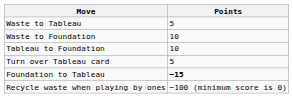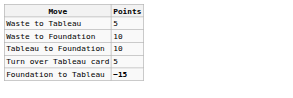- row: (86, 87)
